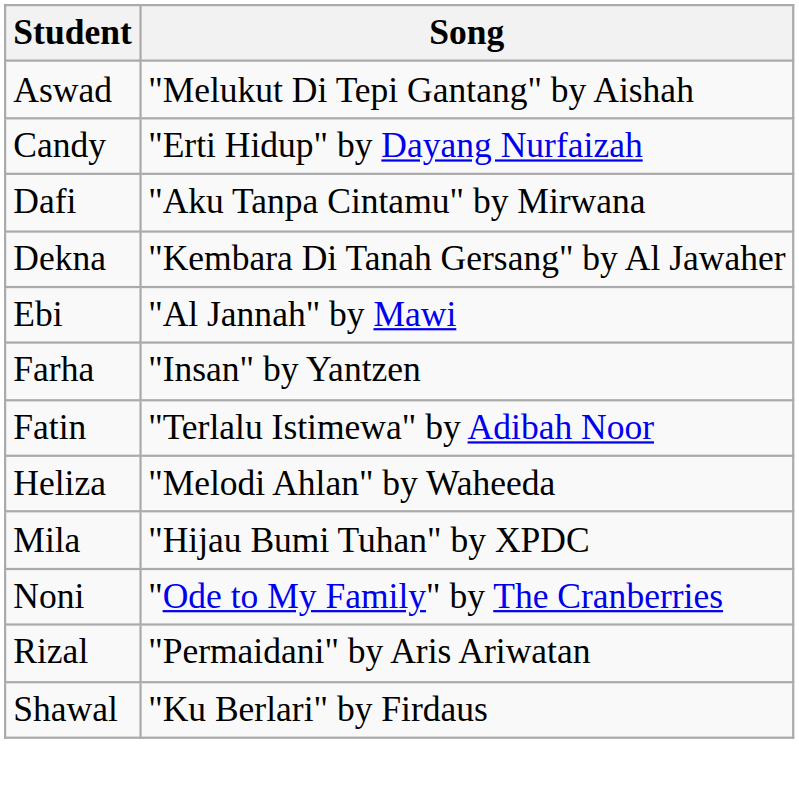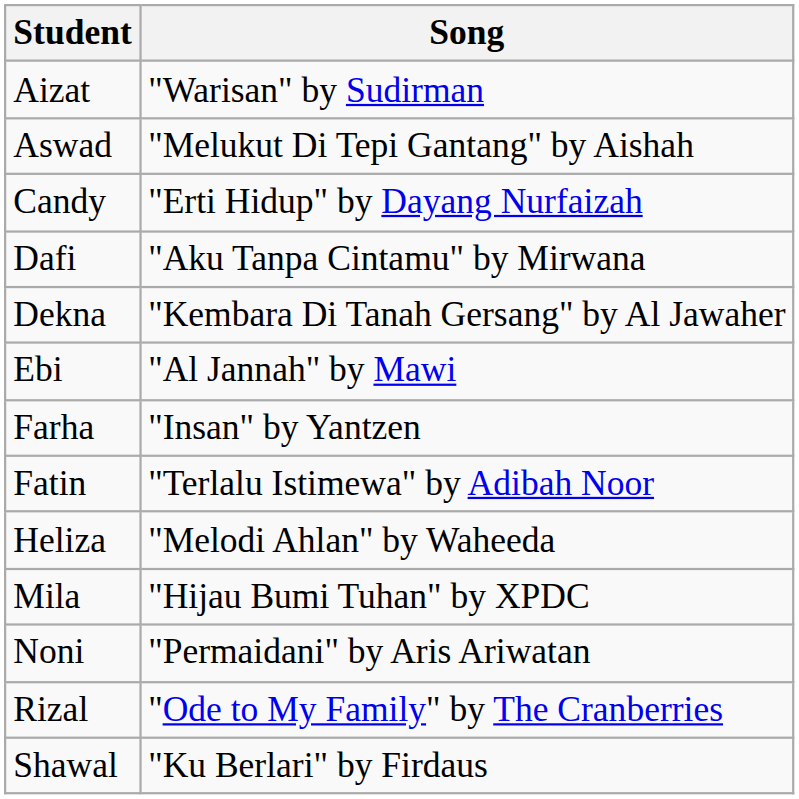+ row: (52, 88)
(436, 595) "Ode to My Family" by The Cranberries -> (369, 652) "Permaidani" by Aris Ariwatan
(369, 652) "Permaidani" by Aris Ariwatan -> (436, 708) "Ode to My Family" by The Cranberries
